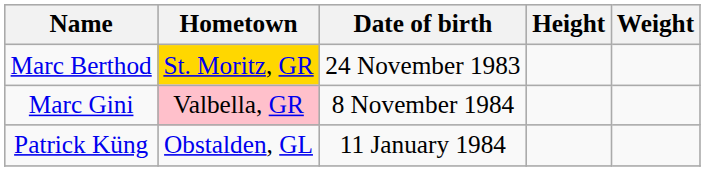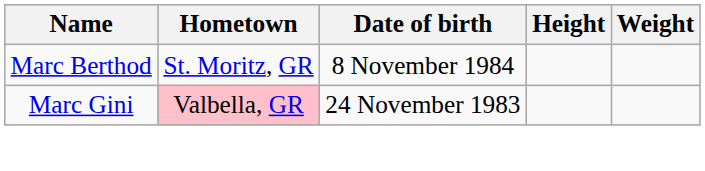(239, 64) gold background -> (239, 64) no background
(423, 64) 24 November 1983 -> (423, 64) 8 November 1984
(423, 104) 8 November 1984 -> (423, 104) 24 November 1983
- row: (81, 144)
